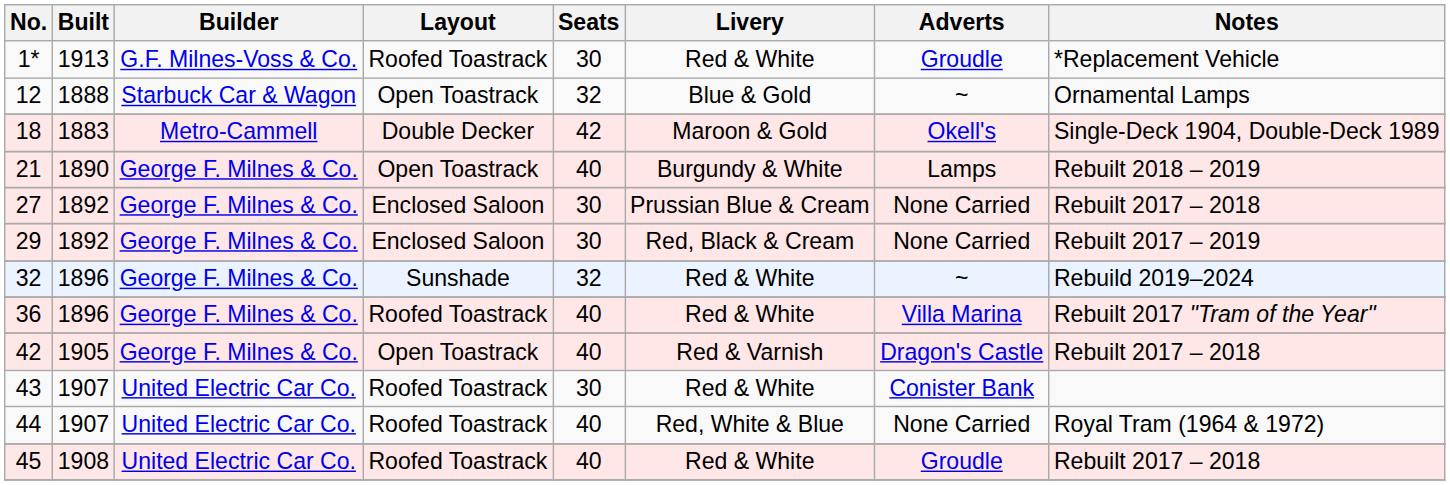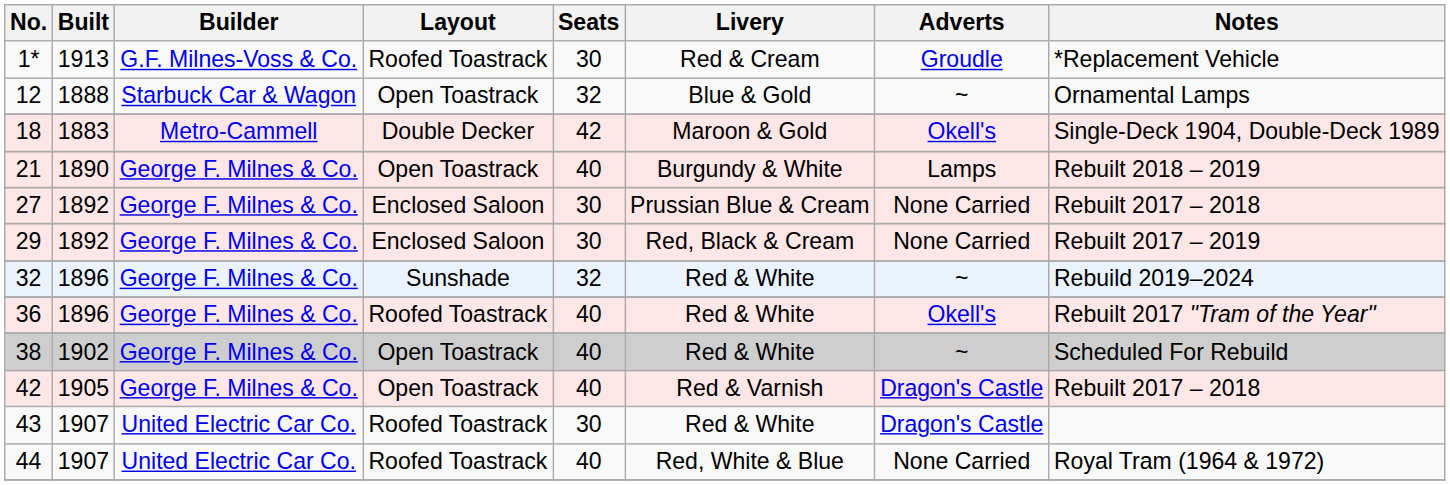(750, 59) Red & White -> (750, 59) Red & Cream
(962, 315) Villa Marina -> (962, 315) Okell's
+ row: (29, 351)
(962, 388) Conister Bank -> (962, 424) Dragon's Castle
- row: (29, 461)
